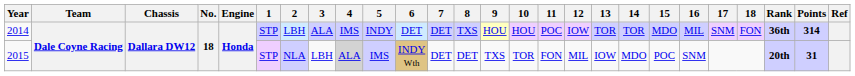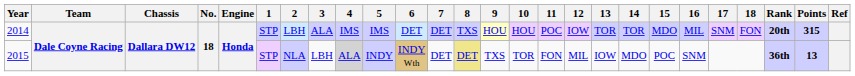(379, 31) INDY -> (379, 31) IMS
(779, 31) 36th -> (779, 31) 20th
(812, 31) 314 -> (812, 31) 315
(379, 55) IMS -> (379, 55) INDY
(467, 55) no background -> (467, 55) khaki background
(779, 55) 20th -> (779, 55) 36th
(812, 55) 31 -> (812, 55) 13
